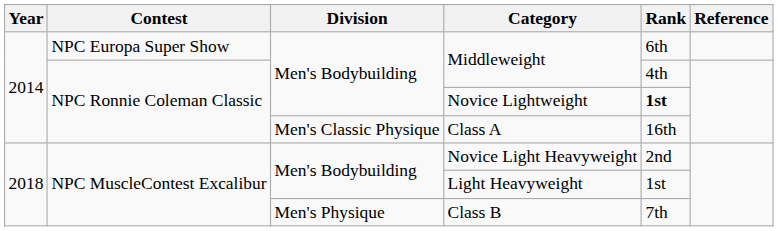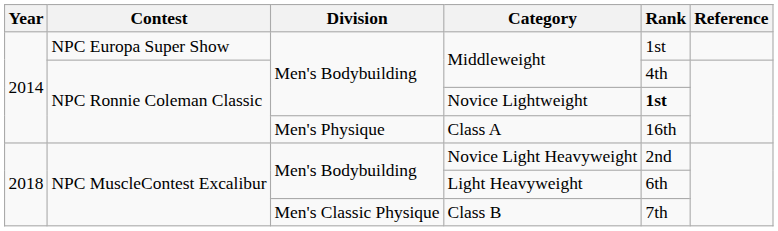(657, 45) 6th -> (656, 45) 1st
(357, 128) Men's Classic Physique -> (330, 128) Men's Physique
(656, 184) 1st -> (657, 184) 6th
(330, 211) Men's Physique -> (357, 211) Men's Classic Physique
